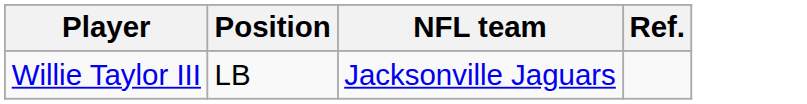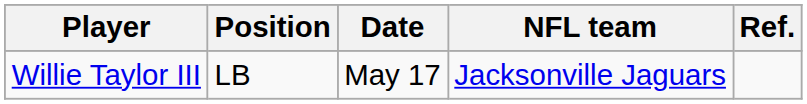+ column: (392, 27)
